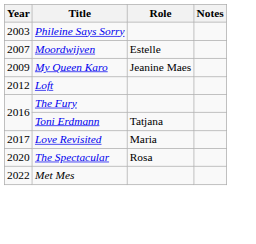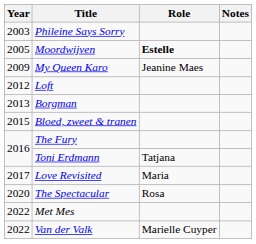(18, 49) 2007 -> (18, 49) 2005
(145, 49) normal -> (158, 49) bold
+ row: (56, 103)
+ row: (86, 121)
+ row: (64, 229)
